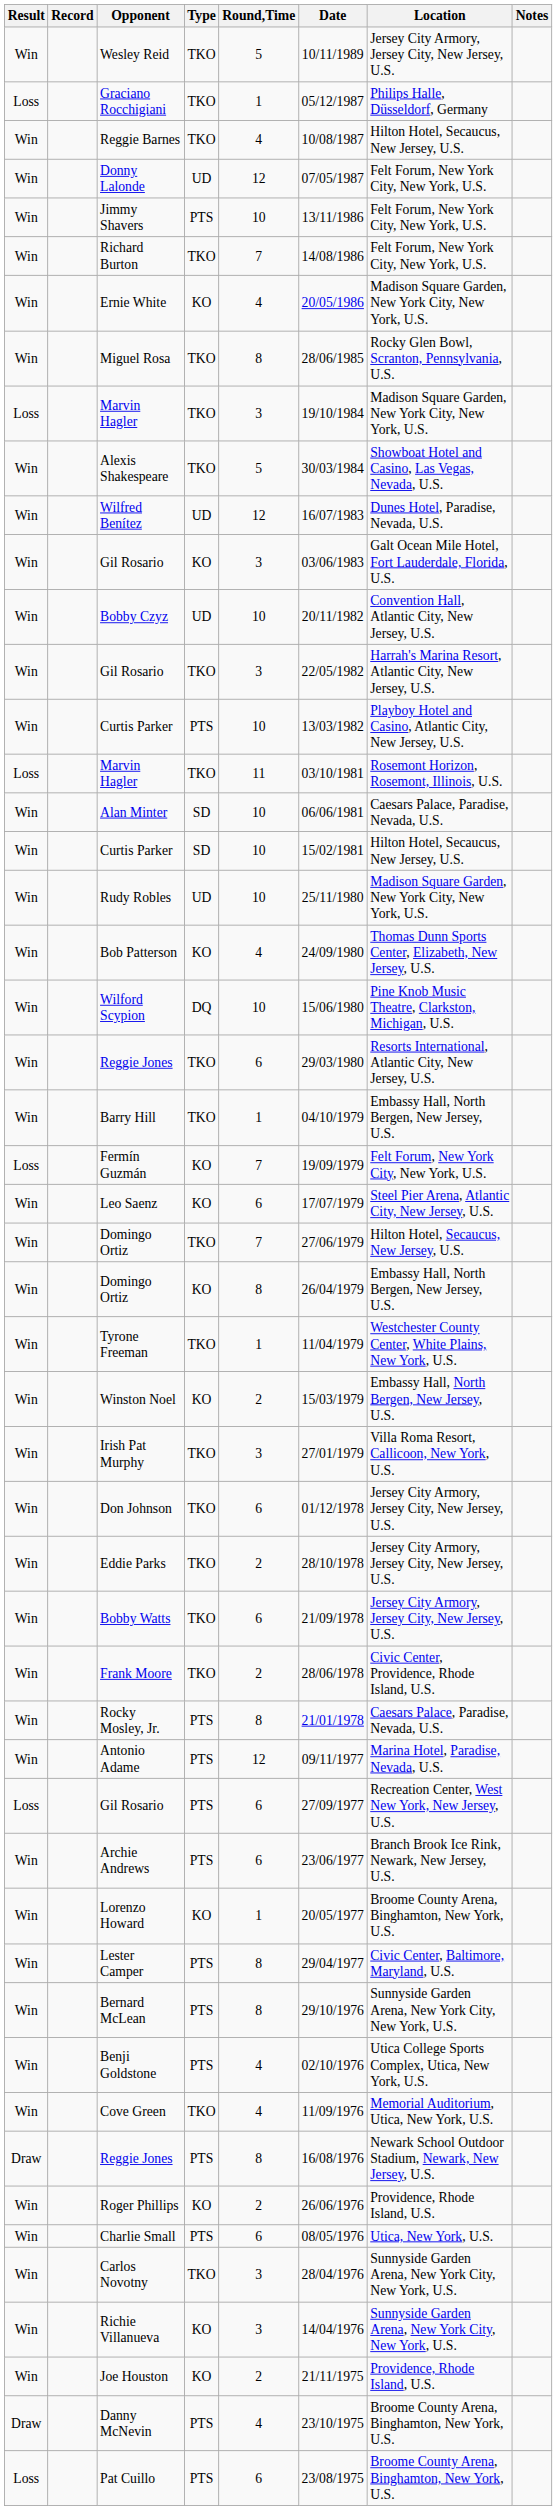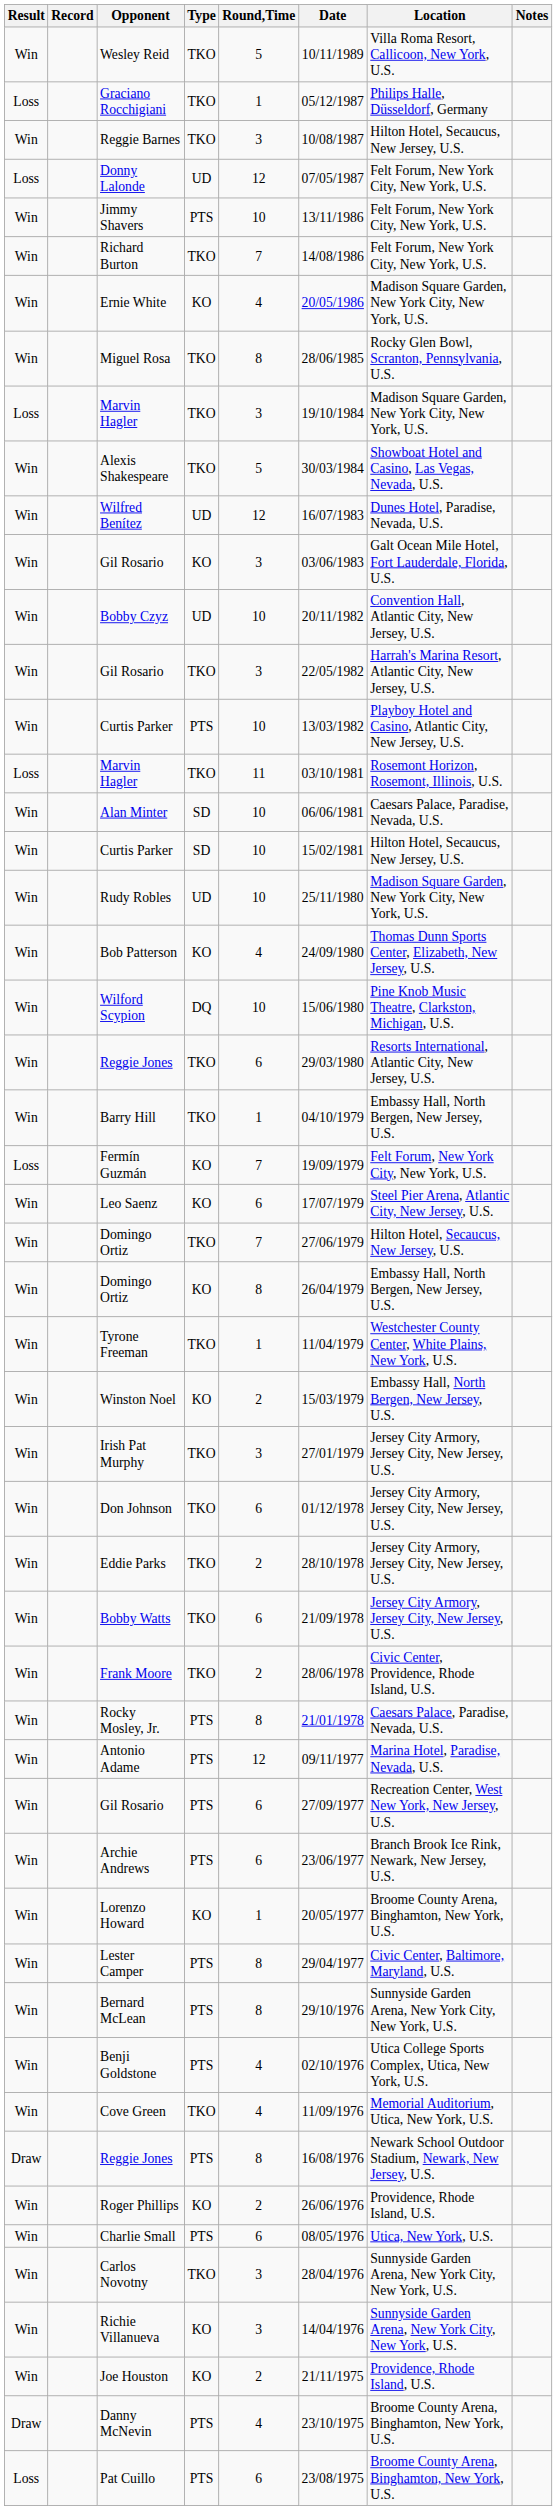(437, 54) Jersey City Armory, Jersey City, New Jersey, U.S. -> (430, 54) Villa Roma Resort, Callicoon, New York, U.S.
(259, 140) 4 -> (259, 140) 3
(26, 179) Win -> (26, 179) Loss
(430, 1454) Villa Roma Resort, Callicoon, New York, U.S. -> (437, 1454) Jersey City Armory, Jersey City, New Jersey, U.S.
(26, 1806) Loss -> (26, 1806) Win
